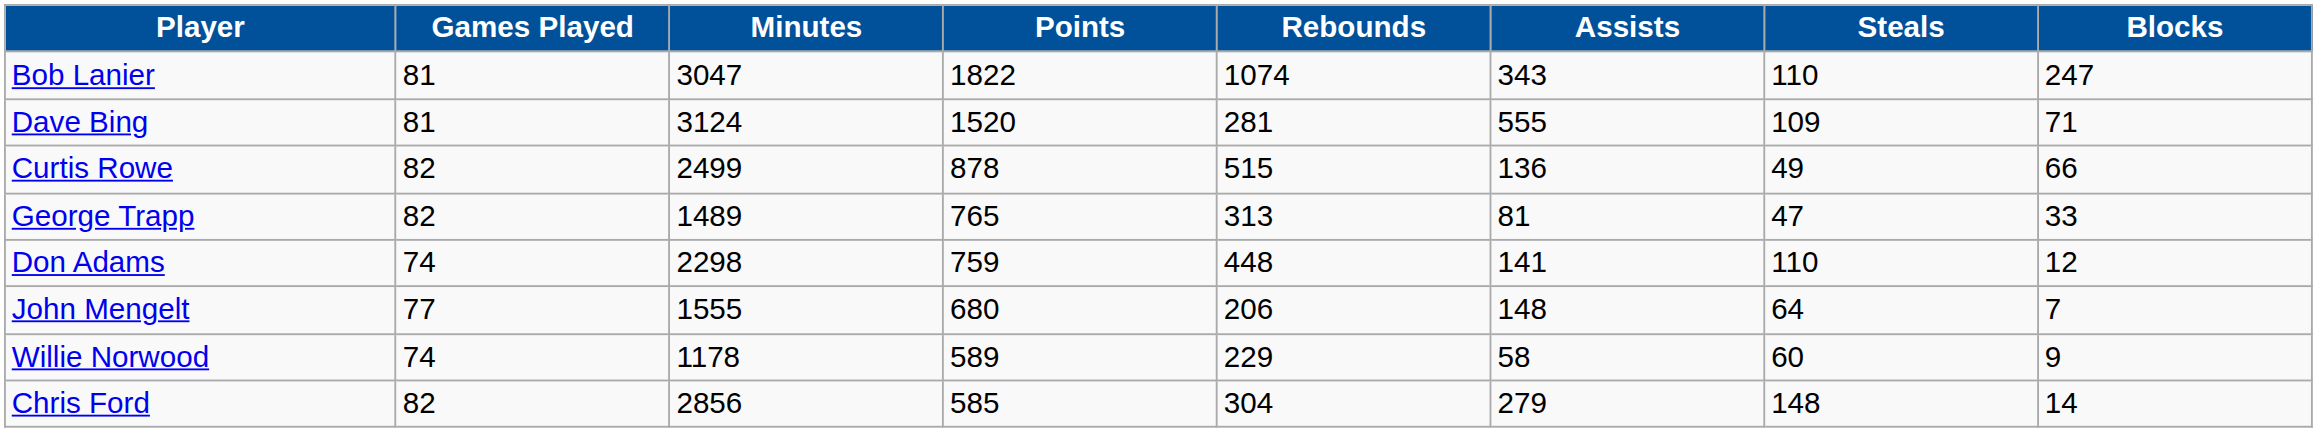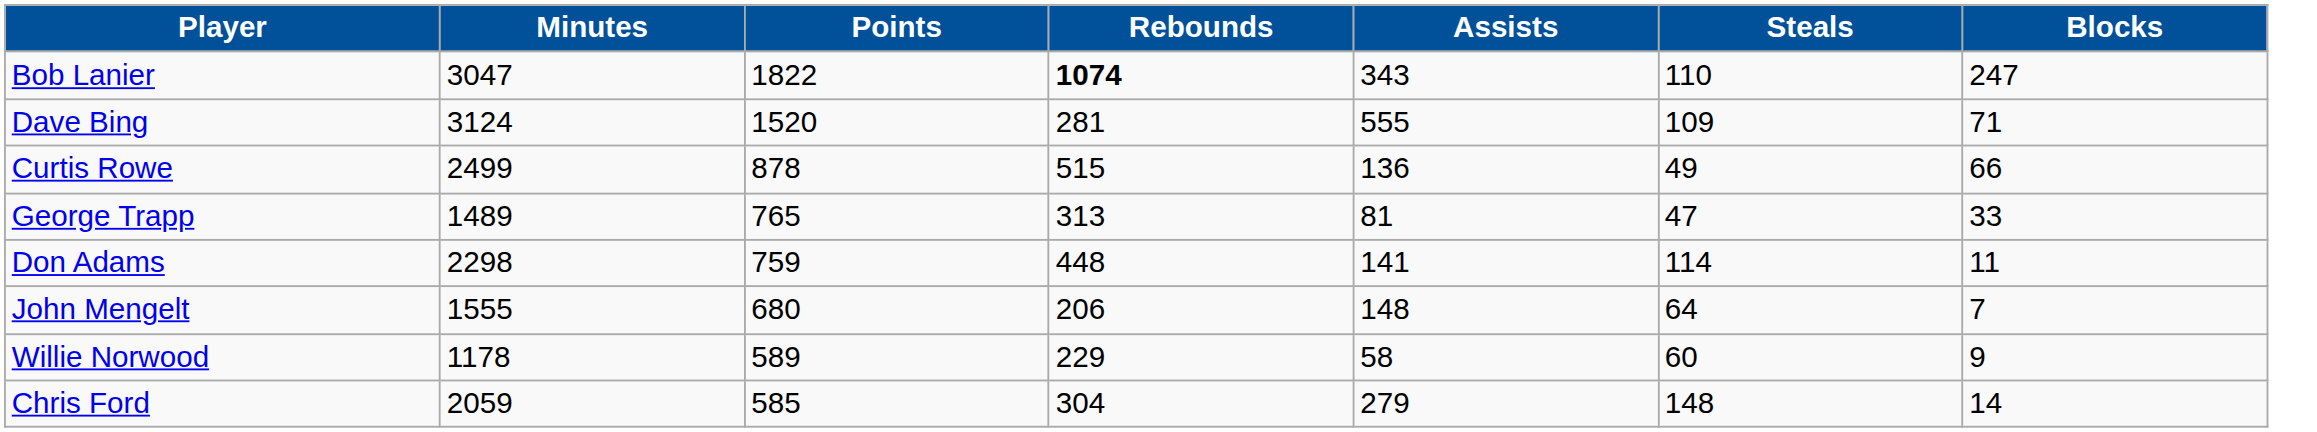- column: (533, 27)
(1257, 74) normal -> (1089, 74) bold
(1795, 262) 110 -> (1688, 262) 114
(2061, 262) 12 -> (1985, 262) 11
(709, 403) 2856 -> (480, 403) 2059
